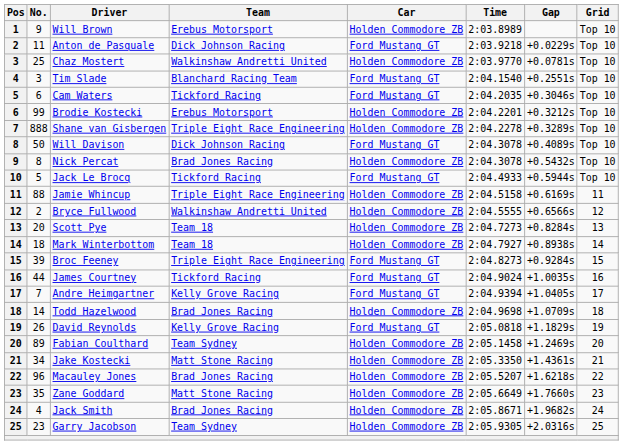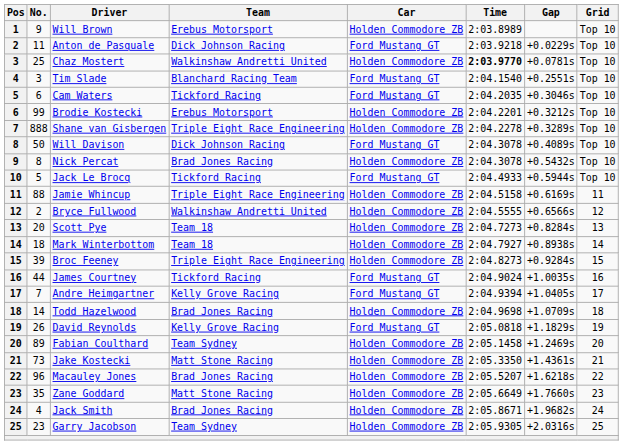(495, 62) normal -> (495, 62) bold
(394, 261) Ford Mustang GT -> (406, 261) Holden Commodore ZB
(39, 361) 34 -> (39, 361) 73
